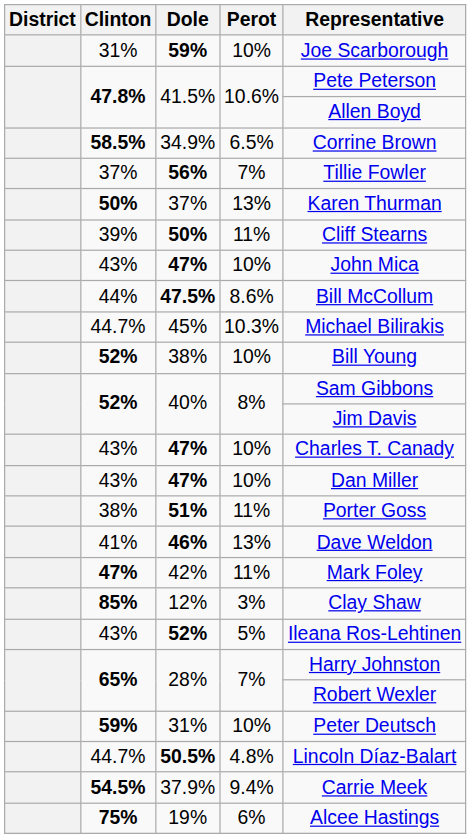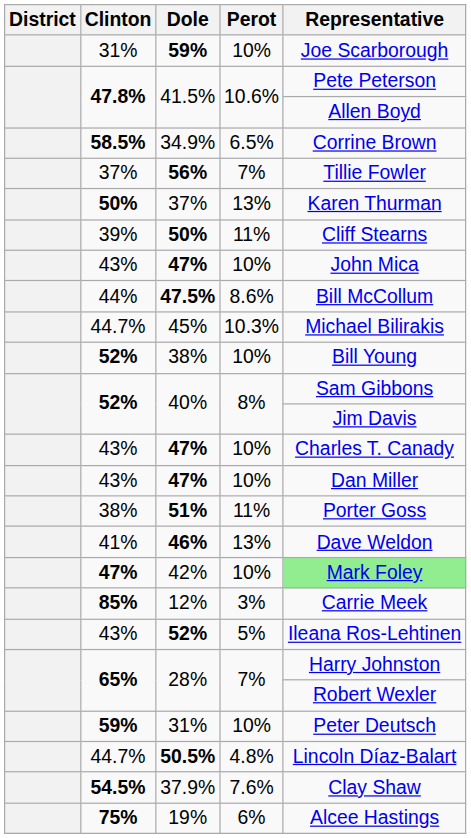(252, 572) 11% -> (252, 572) 10%
(375, 572) no background -> (375, 572) lightgreen background
(375, 603) Clay Shaw -> (375, 603) Carrie Meek
(252, 787) 9.4% -> (252, 787) 7.6%
(375, 787) Carrie Meek -> (375, 787) Clay Shaw
